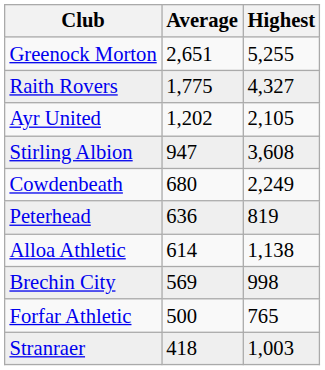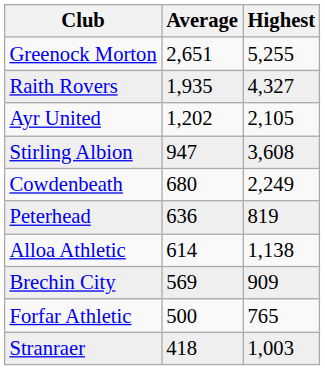(189, 86) 1,775 -> (189, 86) 1,935
(263, 282) 998 -> (263, 282) 909
